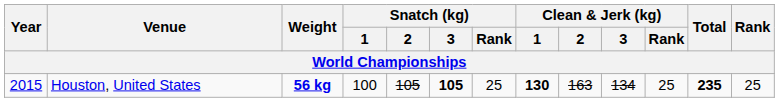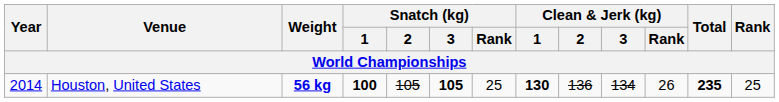(26, 85) 2015 -> (26, 85) 2014
(365, 85) normal -> (365, 85) bold
(580, 85) 163 -> (580, 85) 136
(666, 85) 25 -> (666, 85) 26
